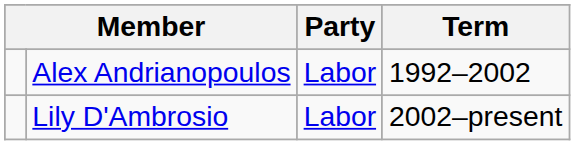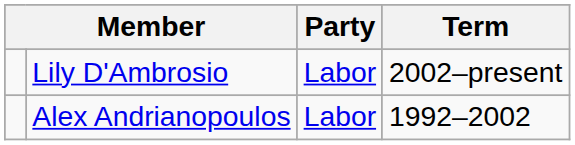rows swapped: (161, 71) <-> (130, 116)
